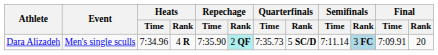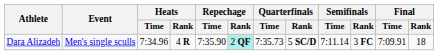(363, 42) lightblue background -> (363, 42) no background
(421, 42) 20 -> (421, 42) 18
